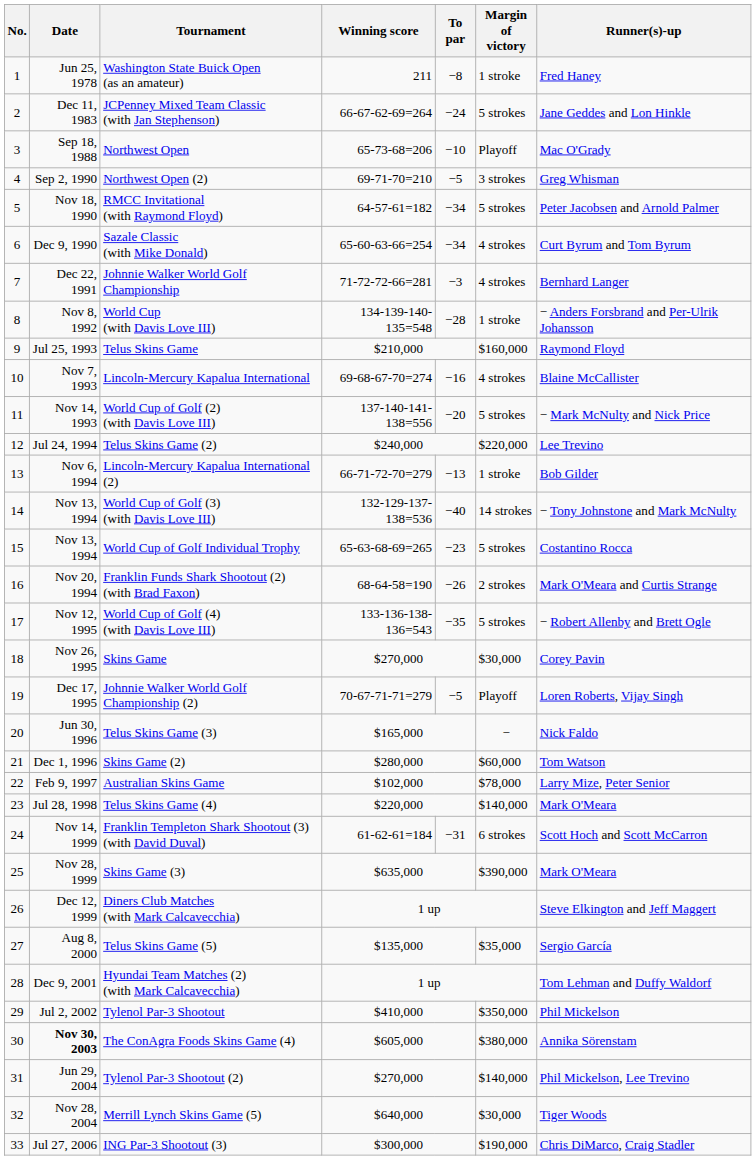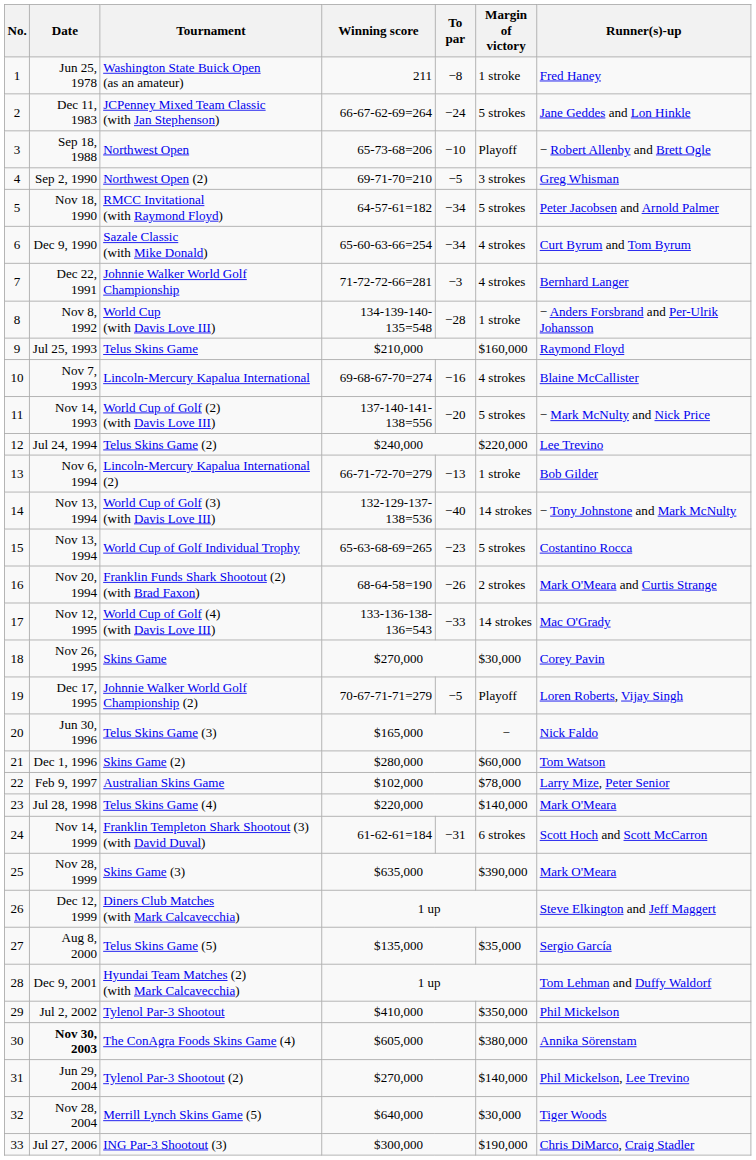(575, 149) Mac O'Grady -> (625, 149) − Robert Allenby and Brett Ogle
(455, 621) −35 -> (455, 621) −33
(502, 621) 5 strokes -> (505, 621) 14 strokes
(625, 621) − Robert Allenby and Brett Ogle -> (575, 621) Mac O'Grady
